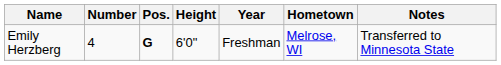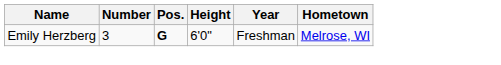- column: (427, 14)
(91, 42) 4 -> (106, 35) 3
